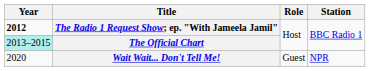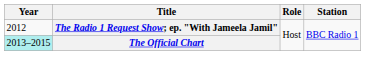(16, 27) bold -> (16, 27) normal
- row: (166, 58)
